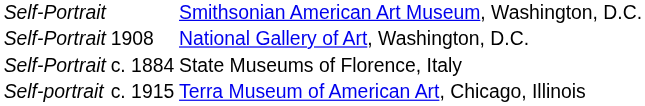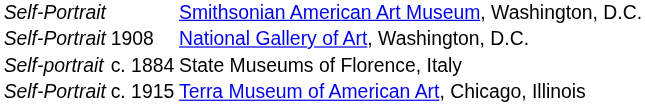(55, 65) Self-Portrait -> (54, 65) Self-portrait
(54, 92) Self-portrait -> (55, 92) Self-Portrait
